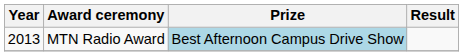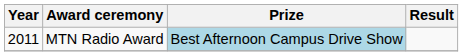(24, 39) 2013 -> (23, 39) 2011
